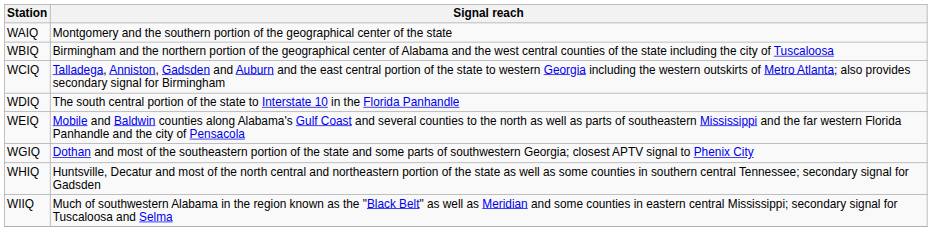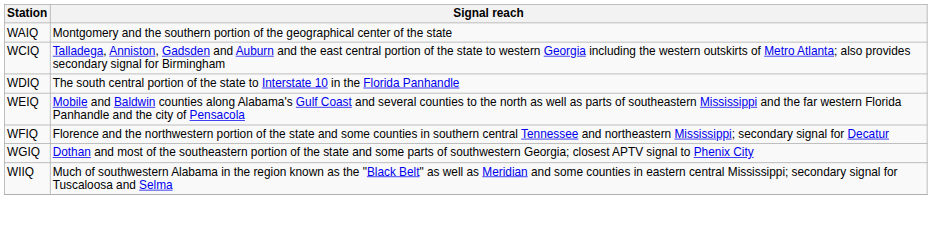- row: (23, 51)
+ row: (23, 134)
- row: (23, 171)
